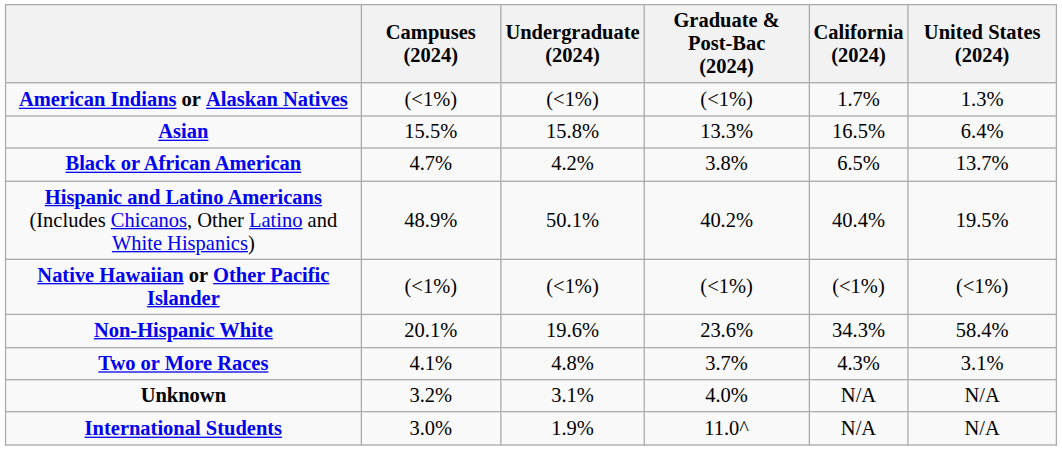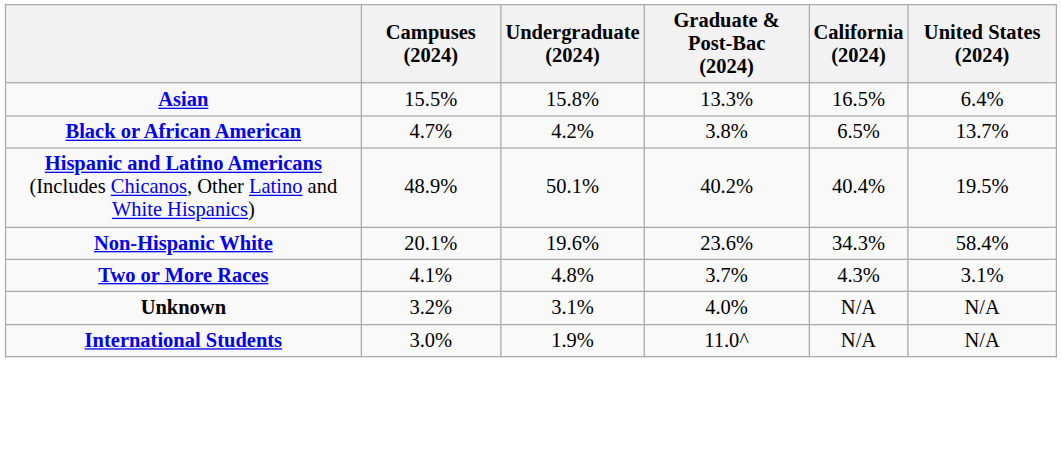- row: (183, 99)
- row: (183, 286)
